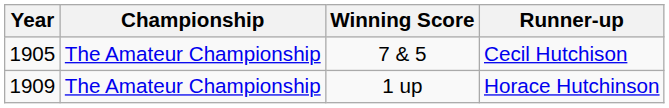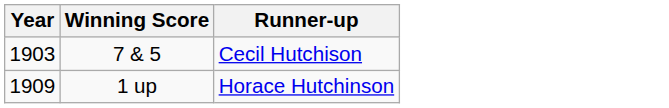- column: (193, 20)
(32, 53) 1905 -> (32, 53) 1903
